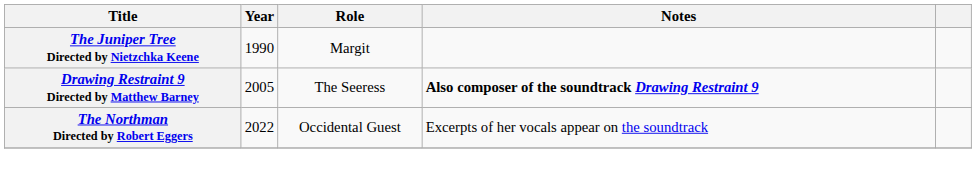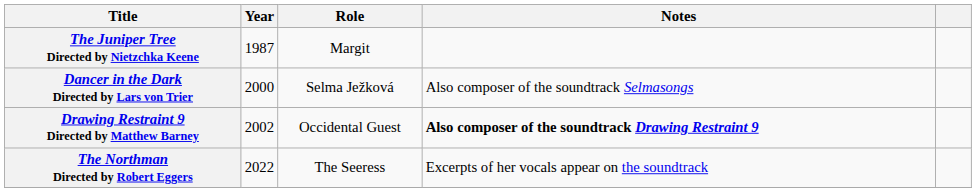(259, 47) 1990 -> (259, 47) 1987
+ row: (123, 87)
(259, 87) 2005 -> (259, 127) 2002
(350, 87) The Seeress -> (350, 127) Occidental Guest
(350, 127) Occidental Guest -> (350, 167) The Seeress
